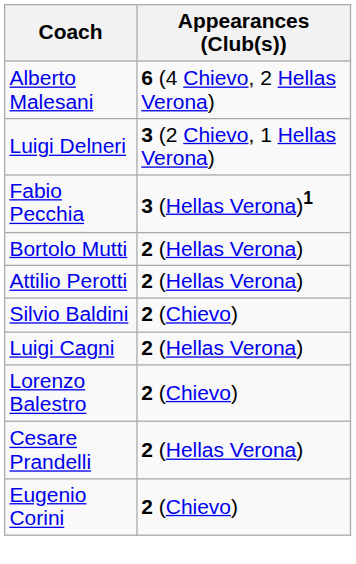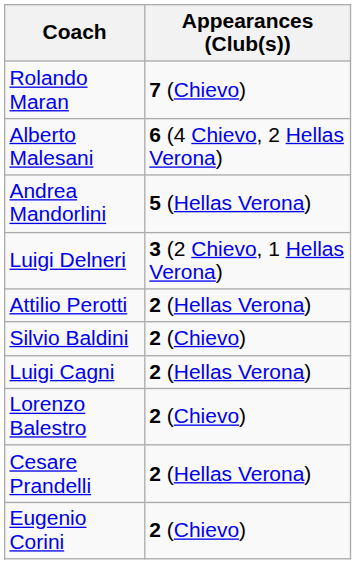+ row: (49, 89)
+ row: (58, 203)
- row: (47, 203)
- row: (68, 248)
